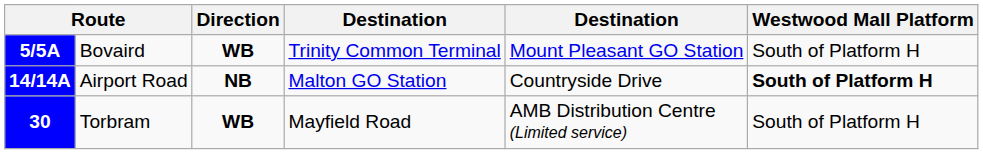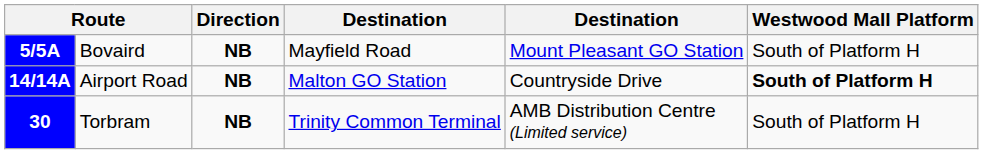(238, 50) WB -> (238, 50) NB
(395, 50) Trinity Common Terminal -> (350, 50) Mayfield Road
(238, 121) WB -> (238, 121) NB
(350, 121) Mayfield Road -> (395, 121) Trinity Common Terminal
